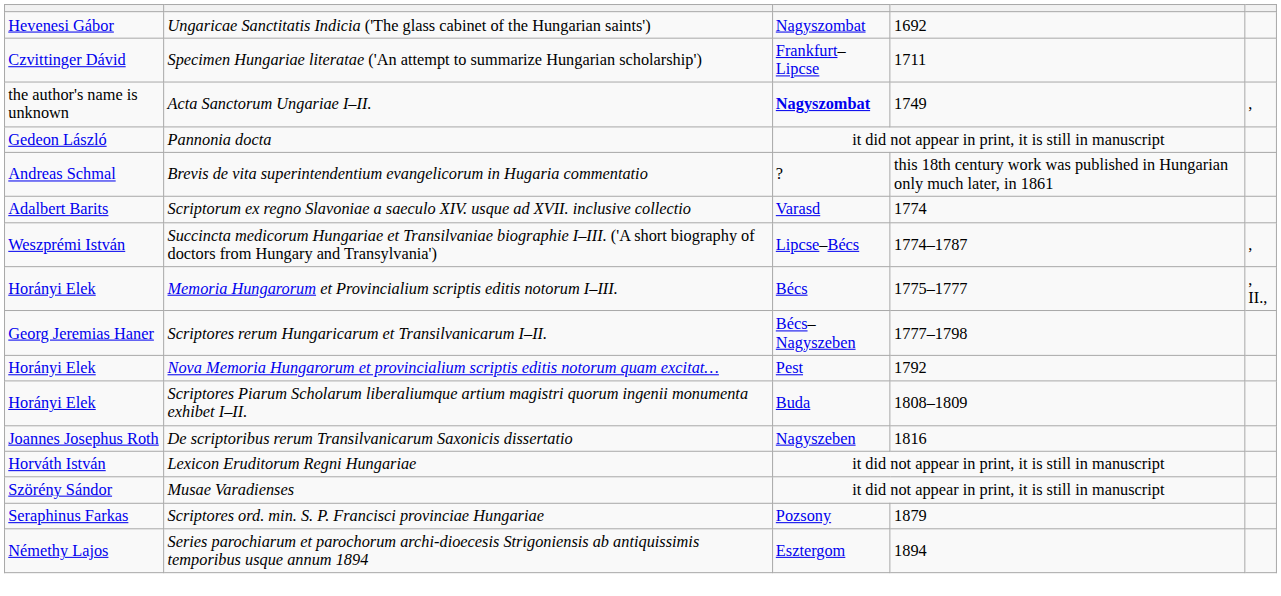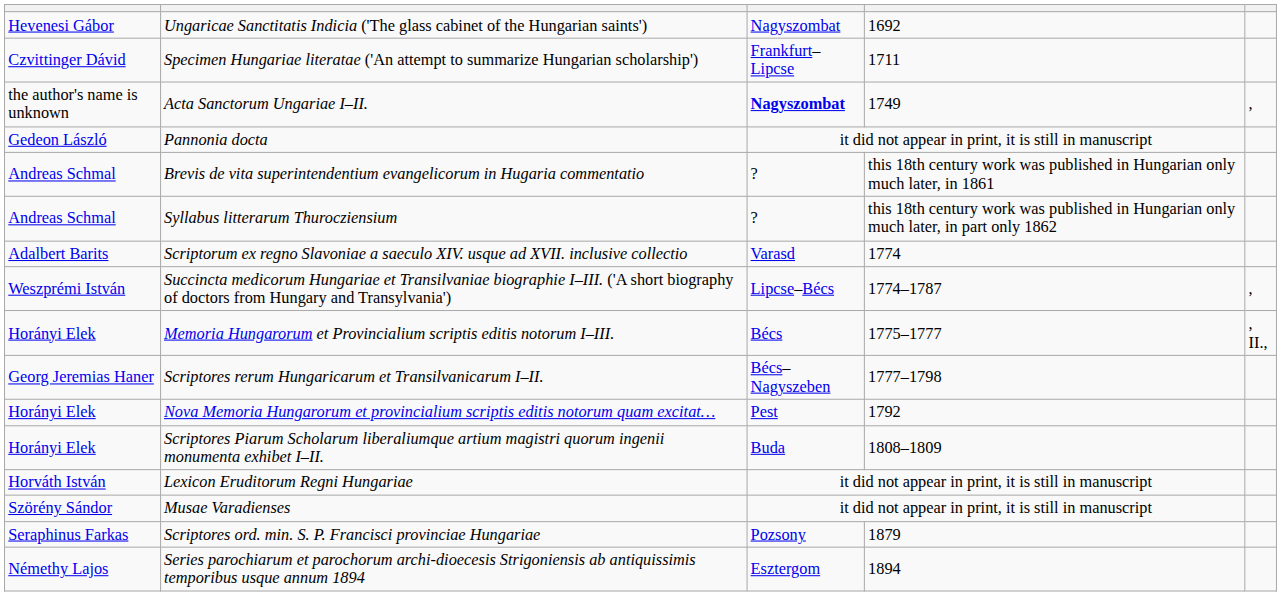+ row: (281, 218)
- row: (370, 438)
